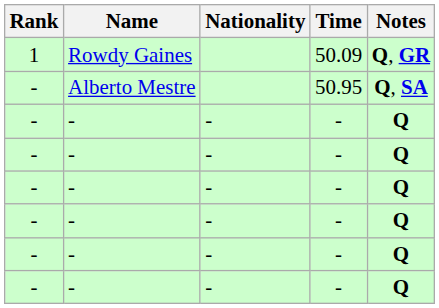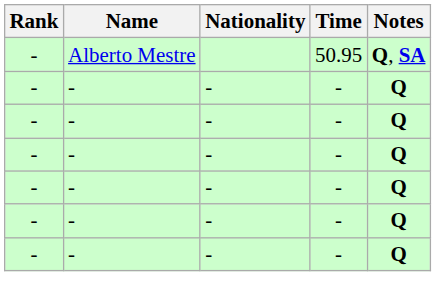- row: (130, 54)
